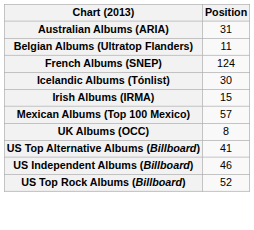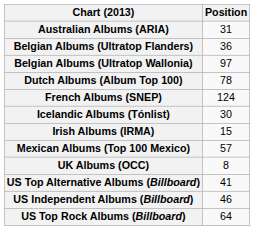(226, 47) 11 -> (226, 47) 36
+ row: (103, 64)
+ row: (103, 81)
(226, 183) 52 -> (226, 217) 64
